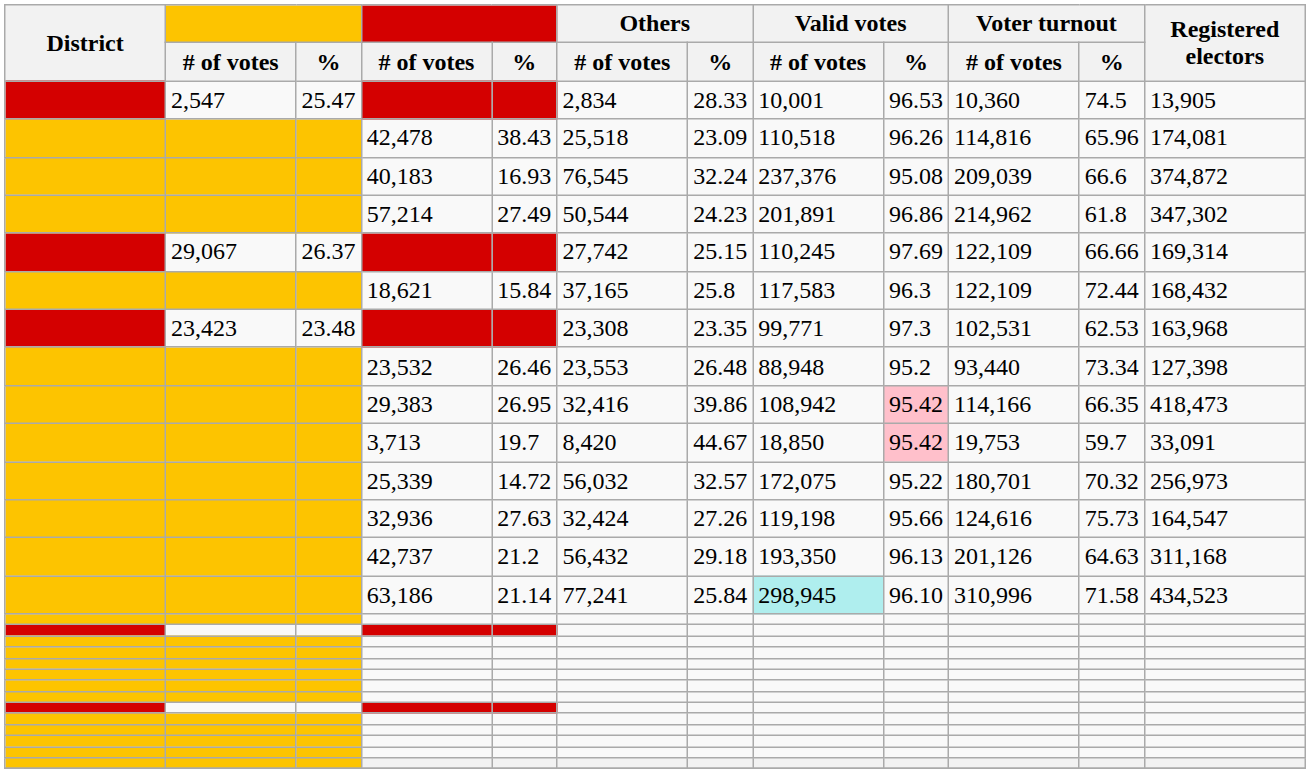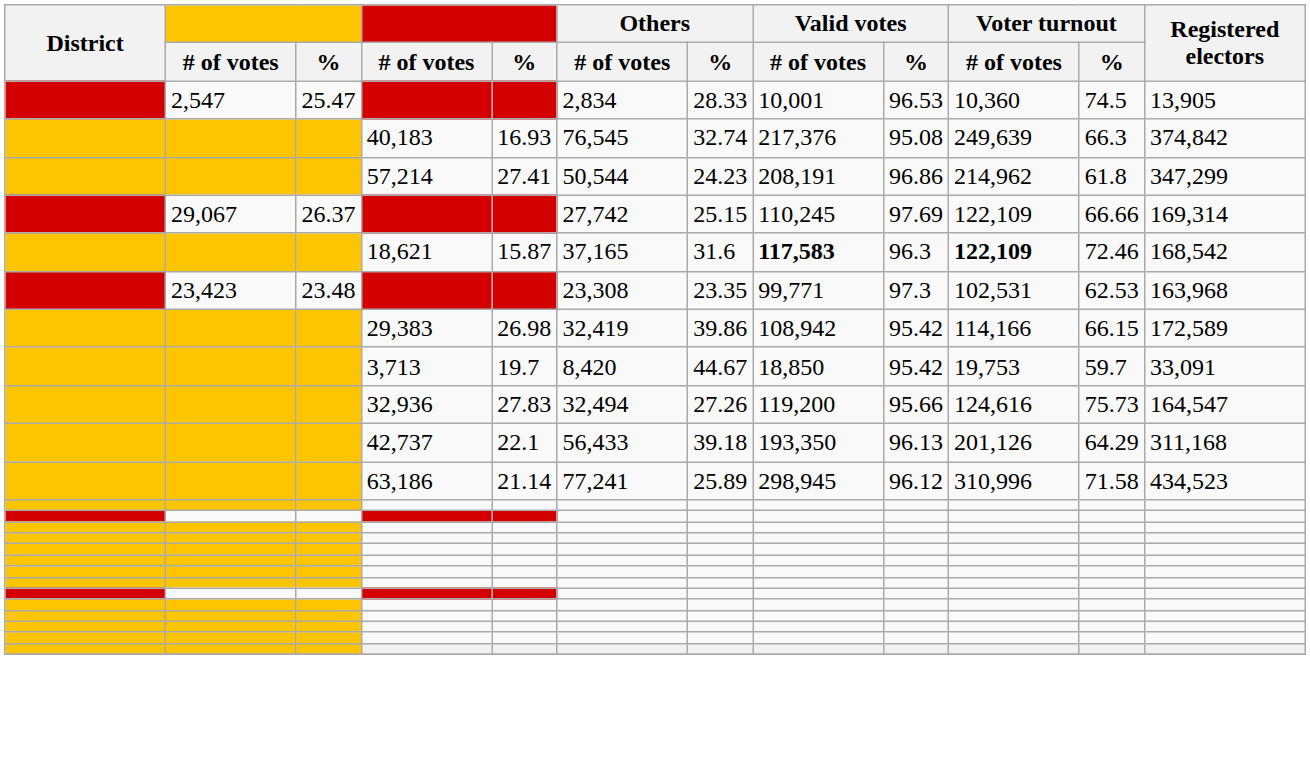- row: (231, 138)
(720, 175) 32.24 -> (720, 137) 32.74
(797, 175) 237,376 -> (797, 137) 217,376
(993, 175) 209,039 -> (993, 137) 249,639
(1106, 175) 66.6 -> (1106, 137) 66.3
(1189, 175) 374,872 -> (1189, 137) 374,842
(524, 213) 27.49 -> (524, 175) 27.41
(797, 213) 201,891 -> (797, 175) 208,191
(1189, 213) 347,302 -> (1189, 175) 347,299
(524, 289) 15.84 -> (524, 251) 15.87
(714, 289) 25.8 -> (714, 251) 31.6
(797, 289) normal -> (797, 251) bold
(993, 289) normal -> (993, 251) bold
(1112, 289) 72.44 -> (1112, 251) 72.46
(1189, 289) 168,432 -> (1189, 251) 168,542
- row: (231, 366)
(524, 404) 26.95 -> (524, 328) 26.98
(595, 404) 32,416 -> (595, 328) 32,419
(916, 404) pink background -> (916, 328) no background
(1112, 404) 66.35 -> (1112, 328) 66.15
(1189, 404) 418,473 -> (1189, 328) 172,589
(916, 442) pink background -> (916, 366) no background
- row: (231, 481)
(524, 518) 27.63 -> (524, 404) 27.83
(595, 518) 32,424 -> (595, 404) 32,494
(797, 518) 119,198 -> (797, 404) 119,200
(518, 556) 21.2 -> (518, 442) 22.1
(595, 556) 56,432 -> (595, 442) 56,433
(720, 556) 29.18 -> (720, 442) 39.18
(1112, 556) 64.63 -> (1112, 442) 64.29
(720, 594) 25.84 -> (720, 480) 25.89
(797, 594) paleturquoise background -> (797, 480) no background
(916, 594) 96.10 -> (916, 480) 96.12
